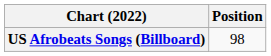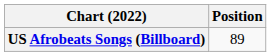(237, 39) 98 -> (237, 39) 89
